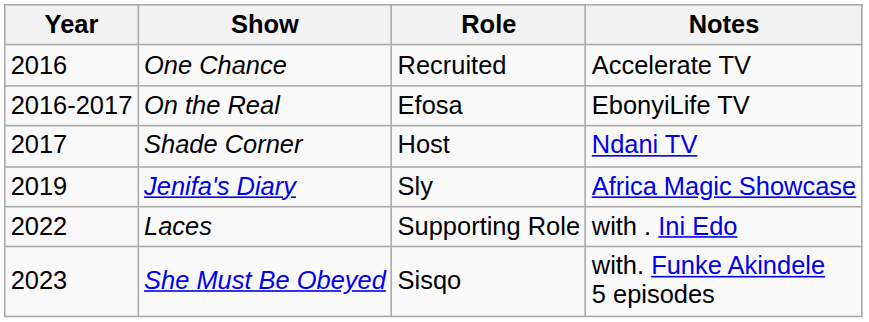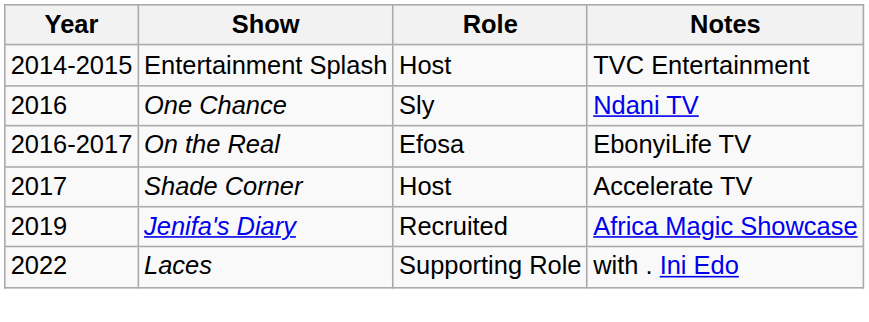+ row: (266, 65)
(452, 65) Recruited -> (417, 105) Sly
(671, 65) Accelerate TV -> (646, 105) Ndani TV
(645, 145) Ndani TV -> (673, 186) Accelerate TV
(415, 186) Sly -> (453, 226) Recruited
- row: (265, 281)
